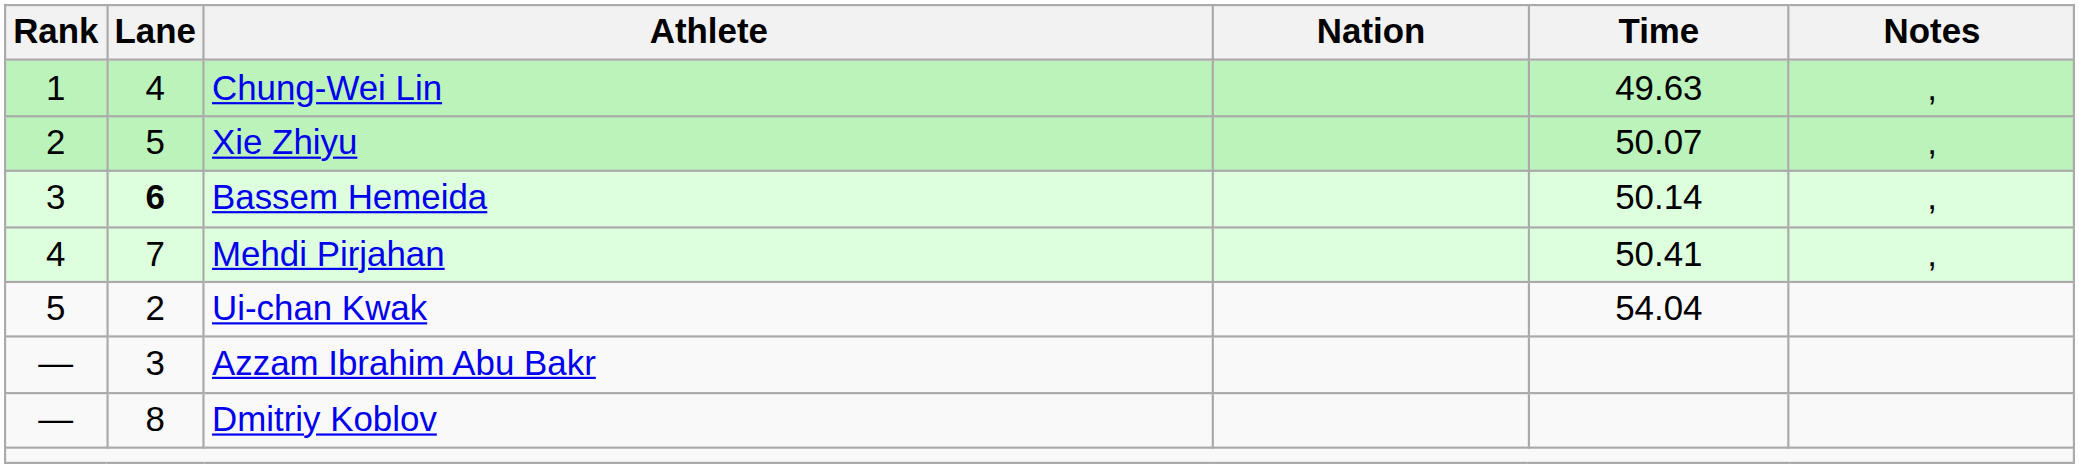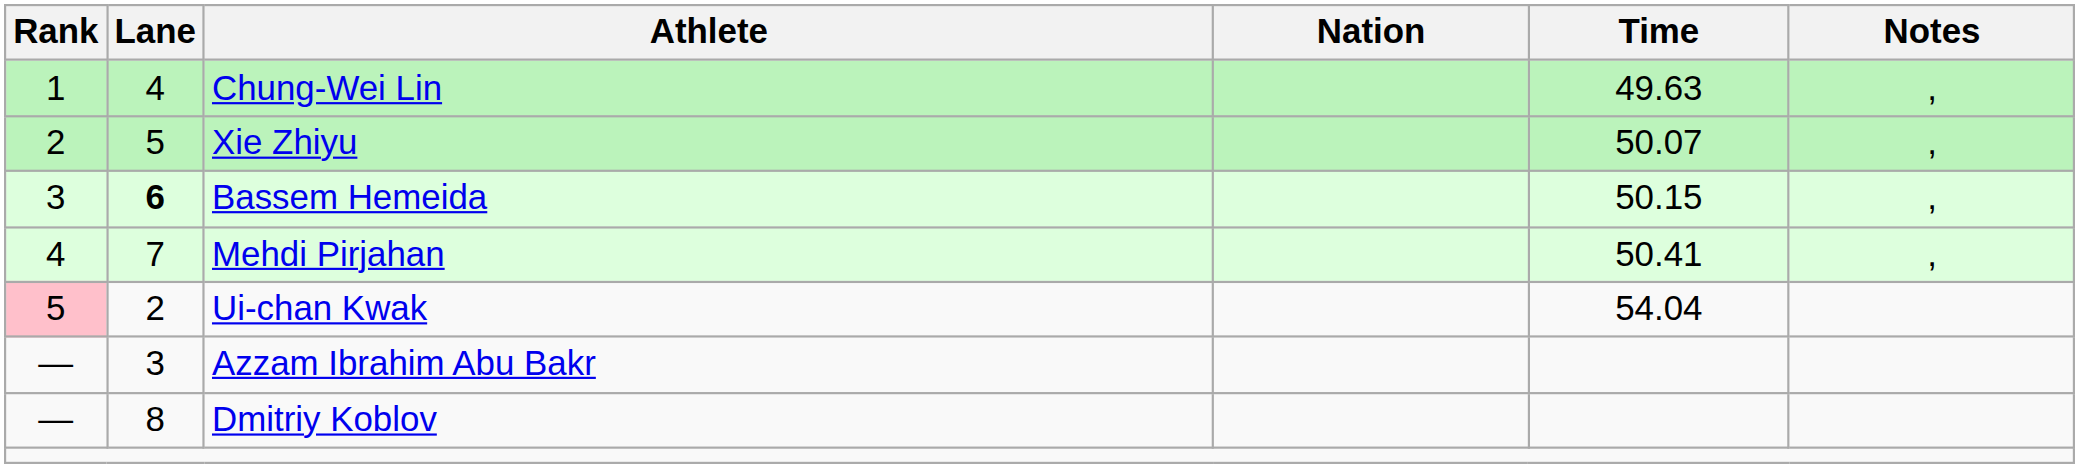(1659, 198) 50.14 -> (1659, 198) 50.15
(56, 308) no background -> (56, 308) pink background
